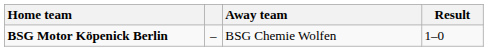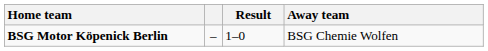columns swapped: (256, 14) <-> (452, 14)
